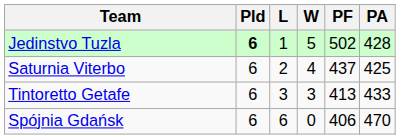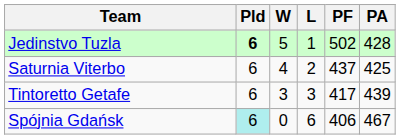columns swapped: (311, 17) <-> (283, 17)
(343, 95) 413 -> (343, 95) 417
(377, 95) 433 -> (377, 95) 439
(253, 120) no background -> (253, 120) paleturquoise background
(377, 120) 470 -> (377, 120) 467
